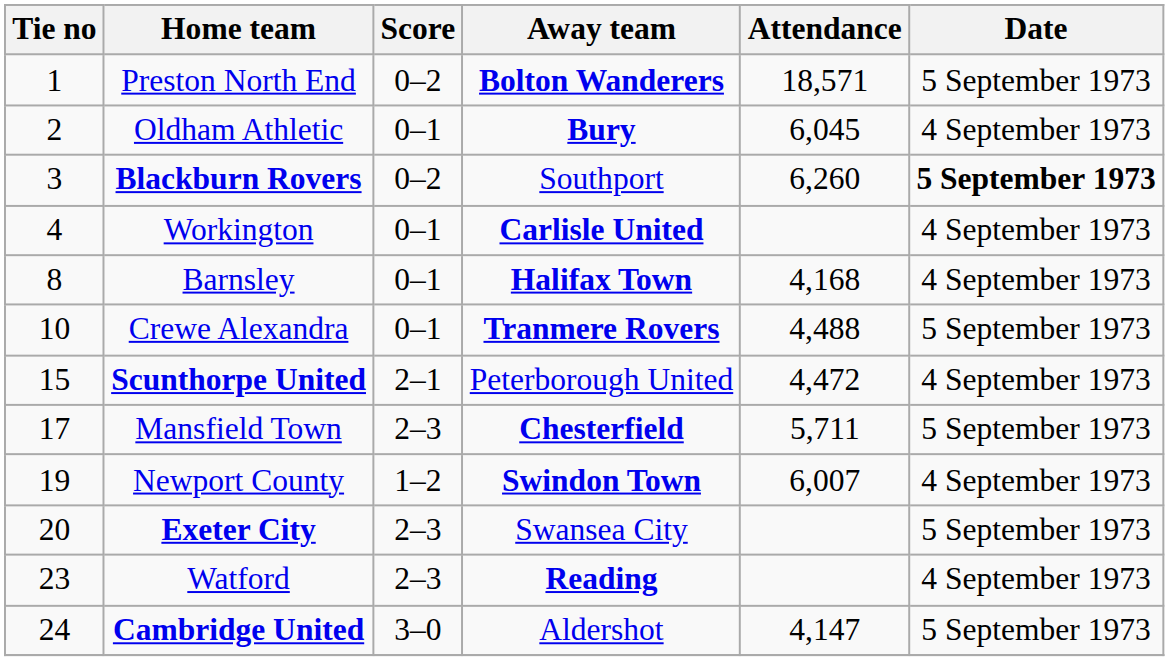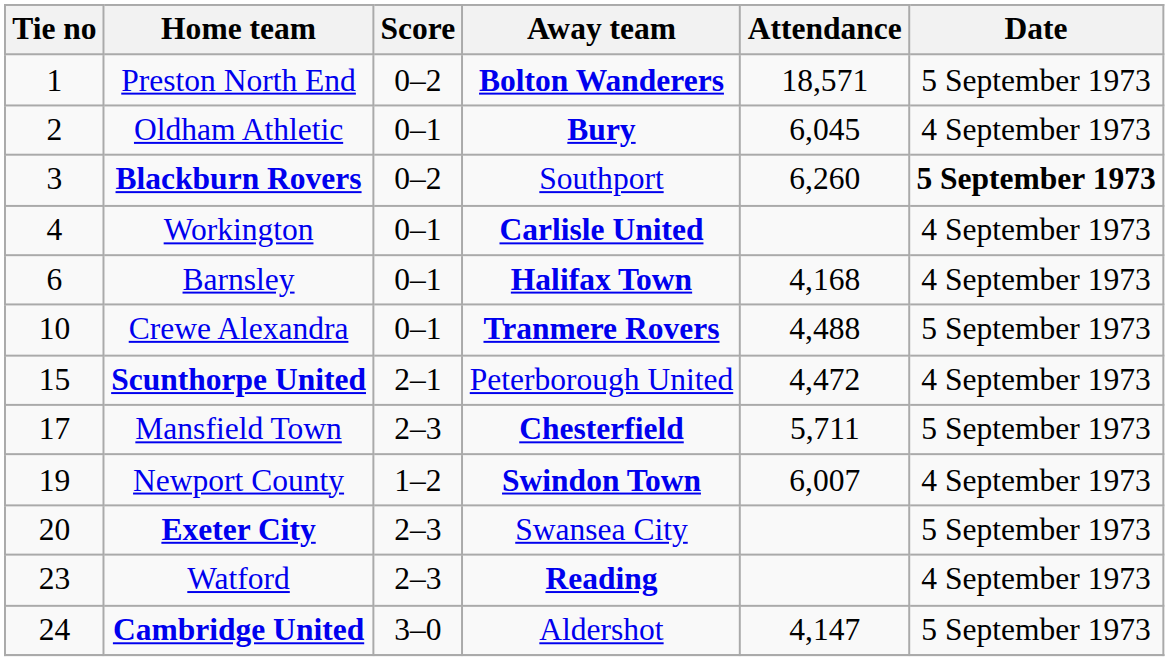(54, 279) 8 -> (54, 279) 6
